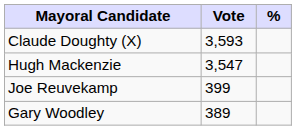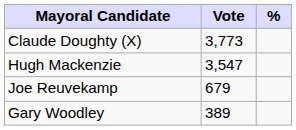(224, 40) 3,593 -> (224, 40) 3,773
(218, 88) 399 -> (218, 88) 679
